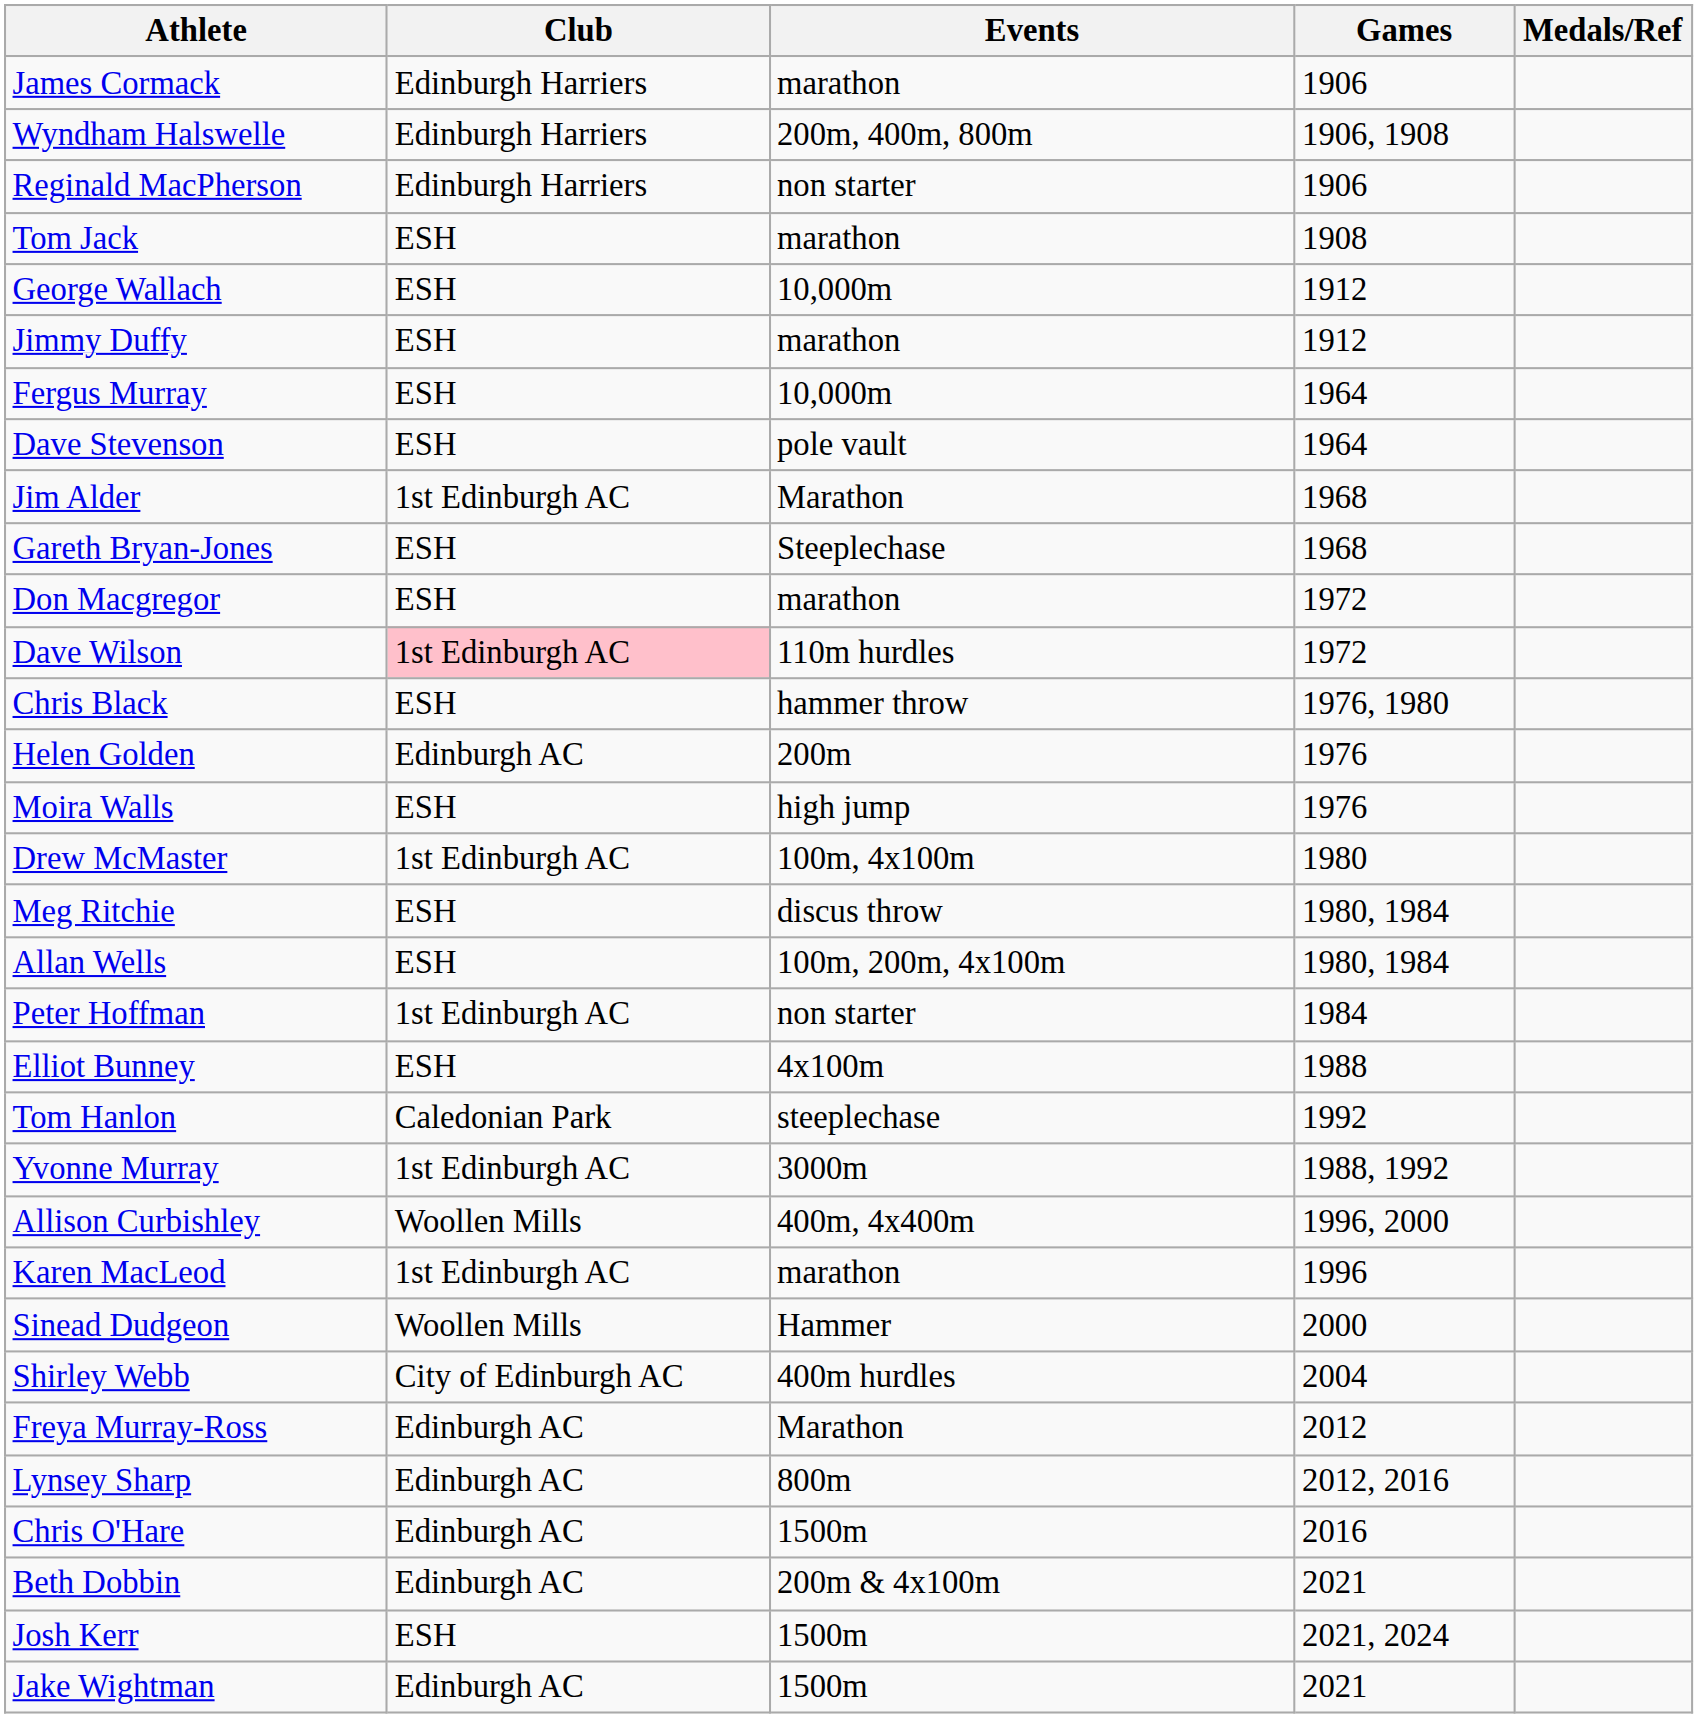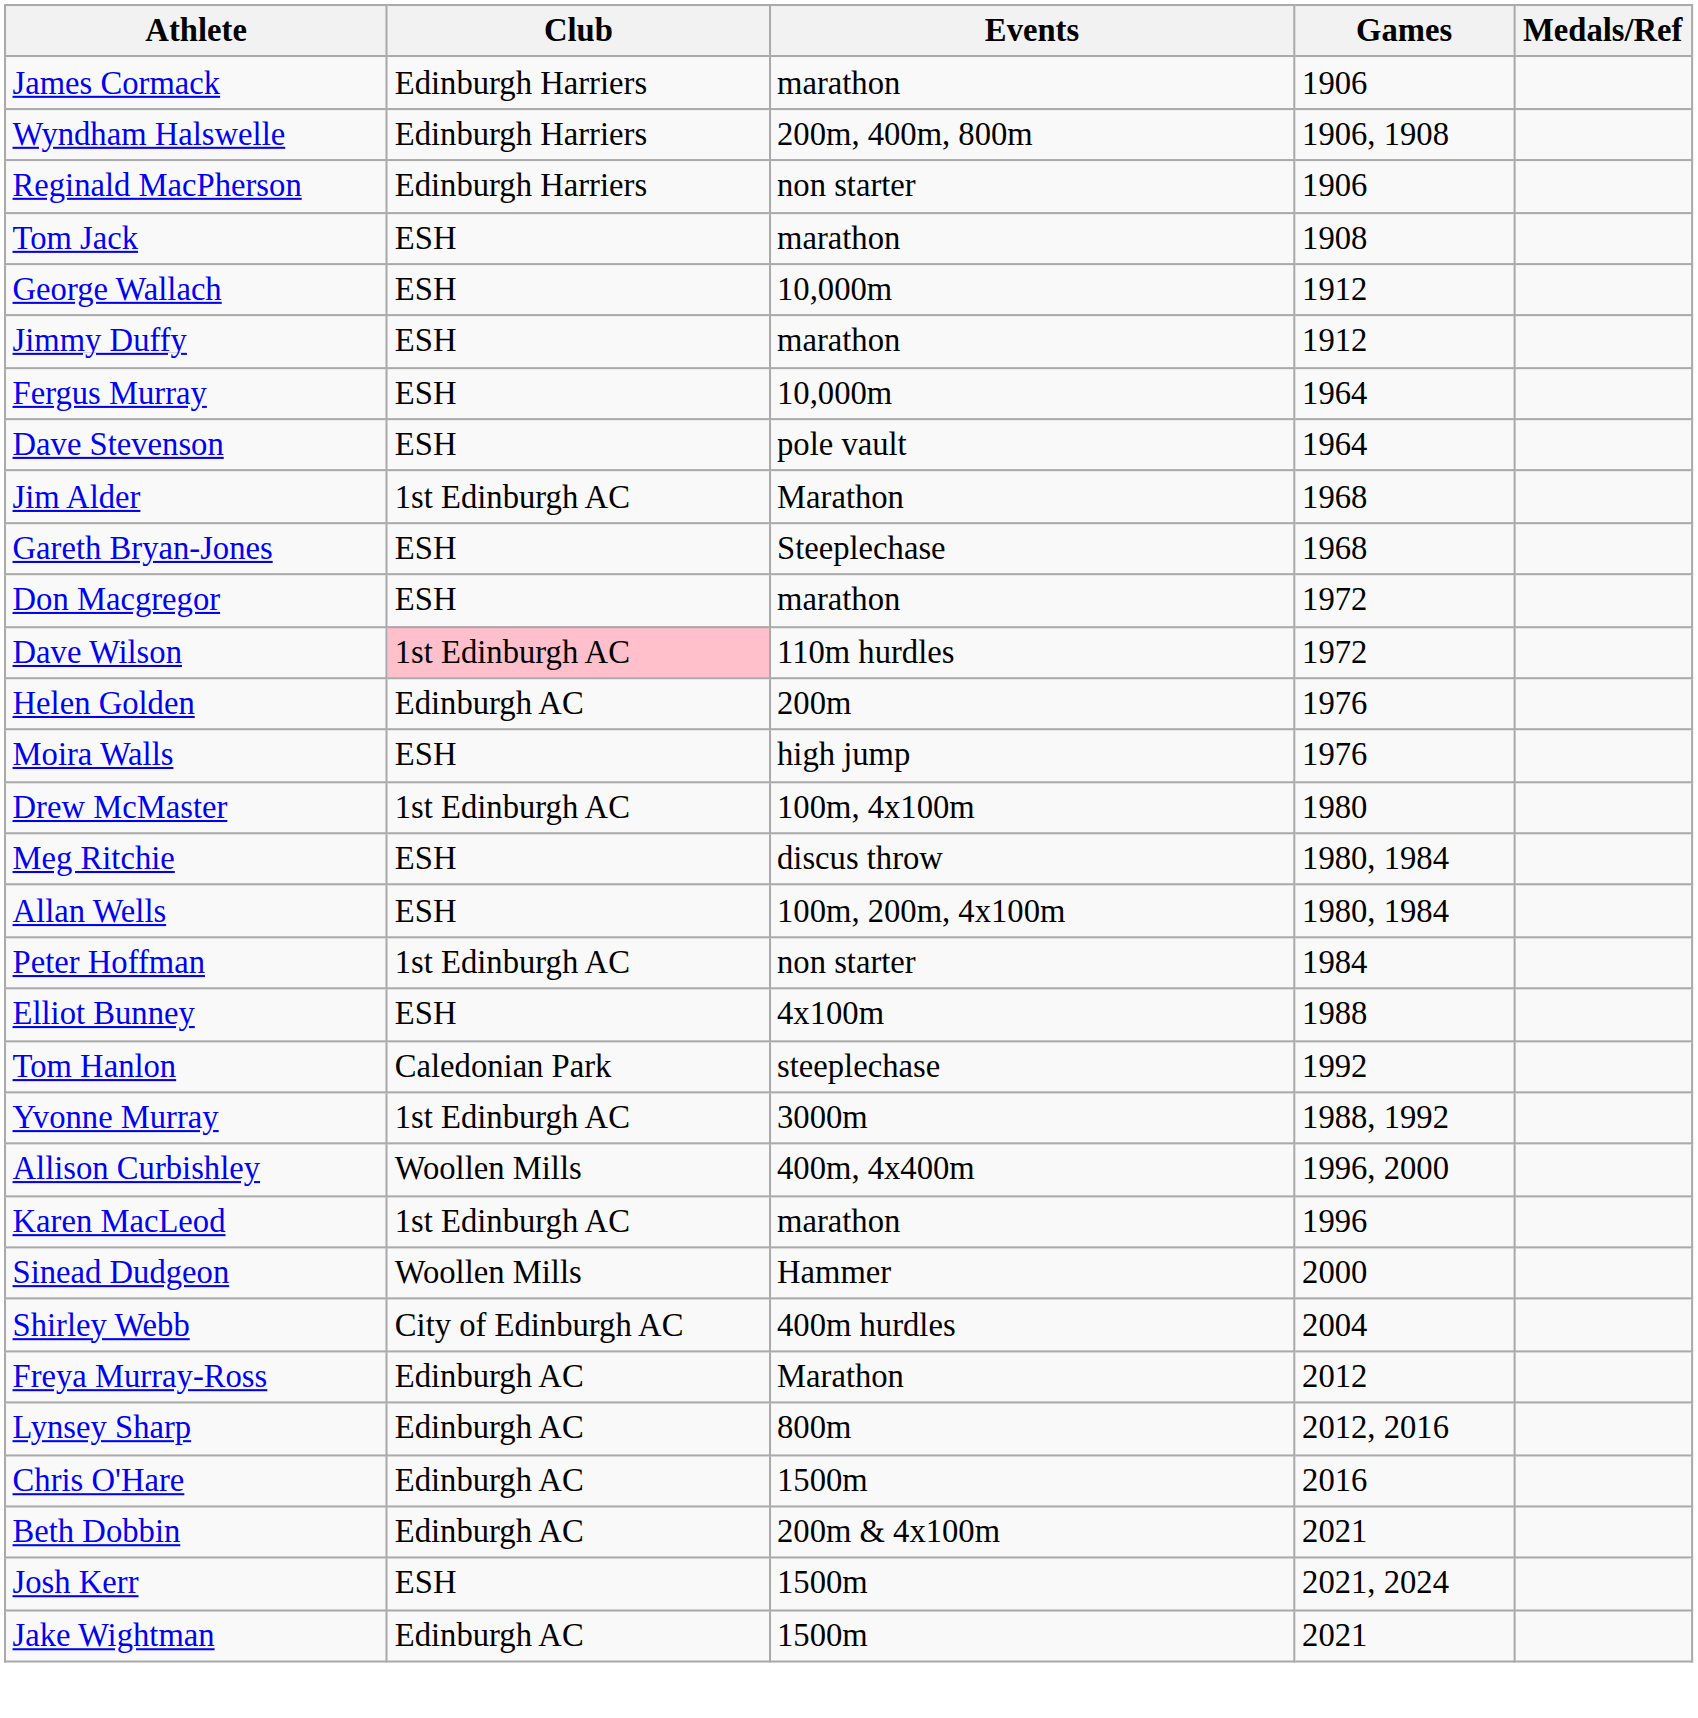- row: (90, 703)
